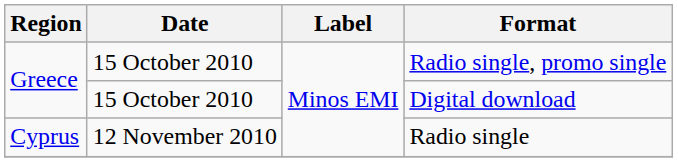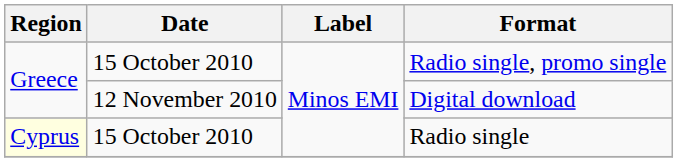(173, 99) 15 October 2010 -> (185, 99) 12 November 2010
(45, 136) no background -> (45, 136) lightyellow background
(185, 136) 12 November 2010 -> (173, 136) 15 October 2010
